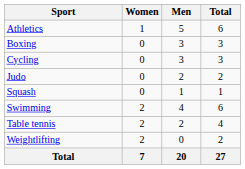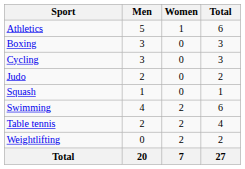columns swapped: (181, 12) <-> (142, 12)
